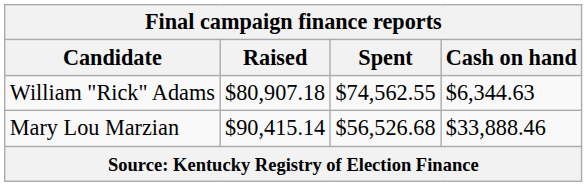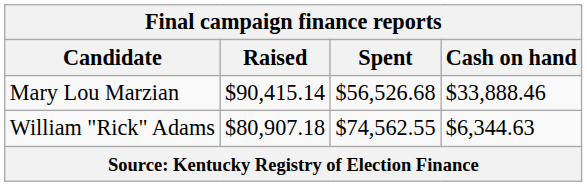rows swapped: (112, 92) <-> (94, 127)
